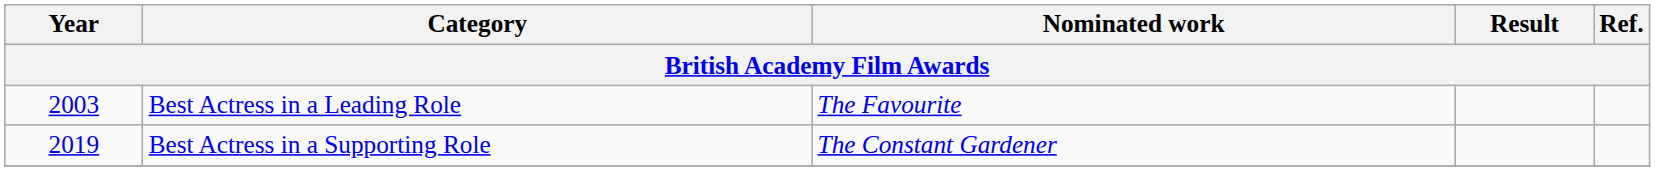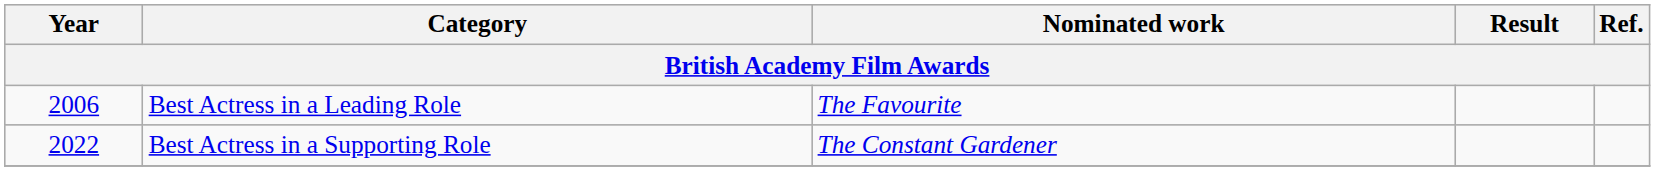(74, 104) 2003 -> (74, 104) 2006
(74, 144) 2019 -> (74, 144) 2022
